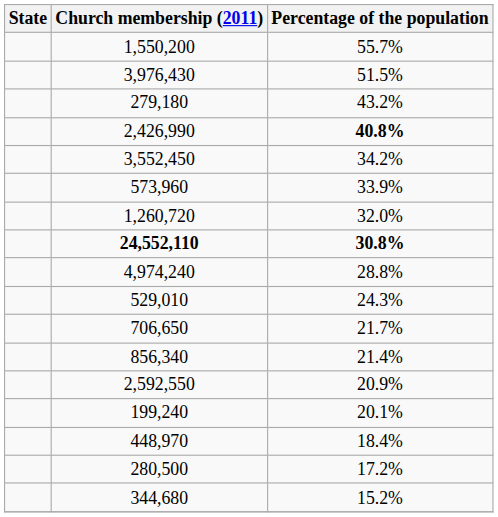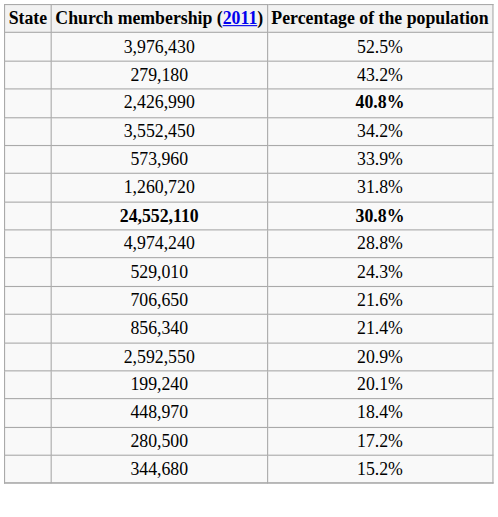- row: (159, 46)
(380, 74) 51.5% -> (380, 46) 52.5%
(380, 215) 32.0% -> (380, 187) 31.8%
(380, 328) 21.7% -> (380, 300) 21.6%
